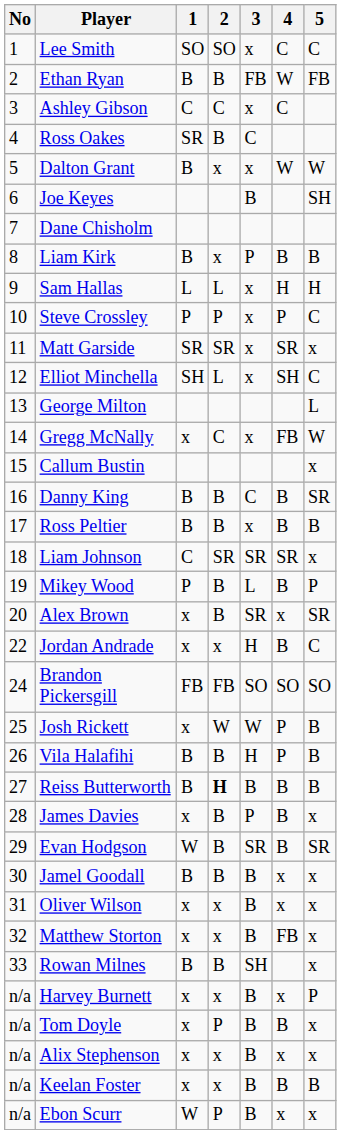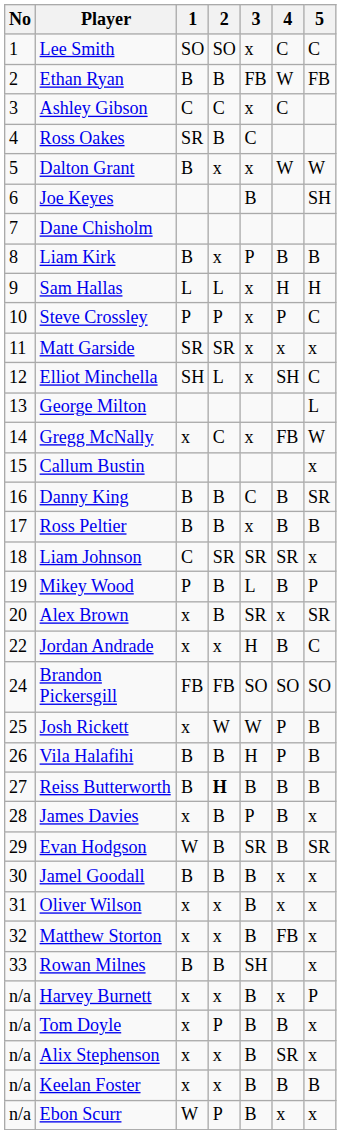(287, 347) SR -> (281, 347) x
(281, 1054) x -> (287, 1054) SR
